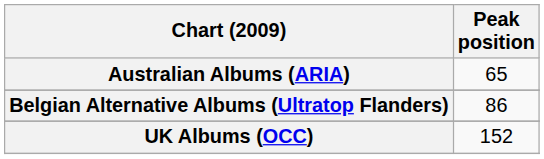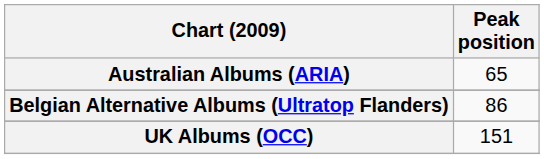(496, 136) 152 -> (496, 136) 151
